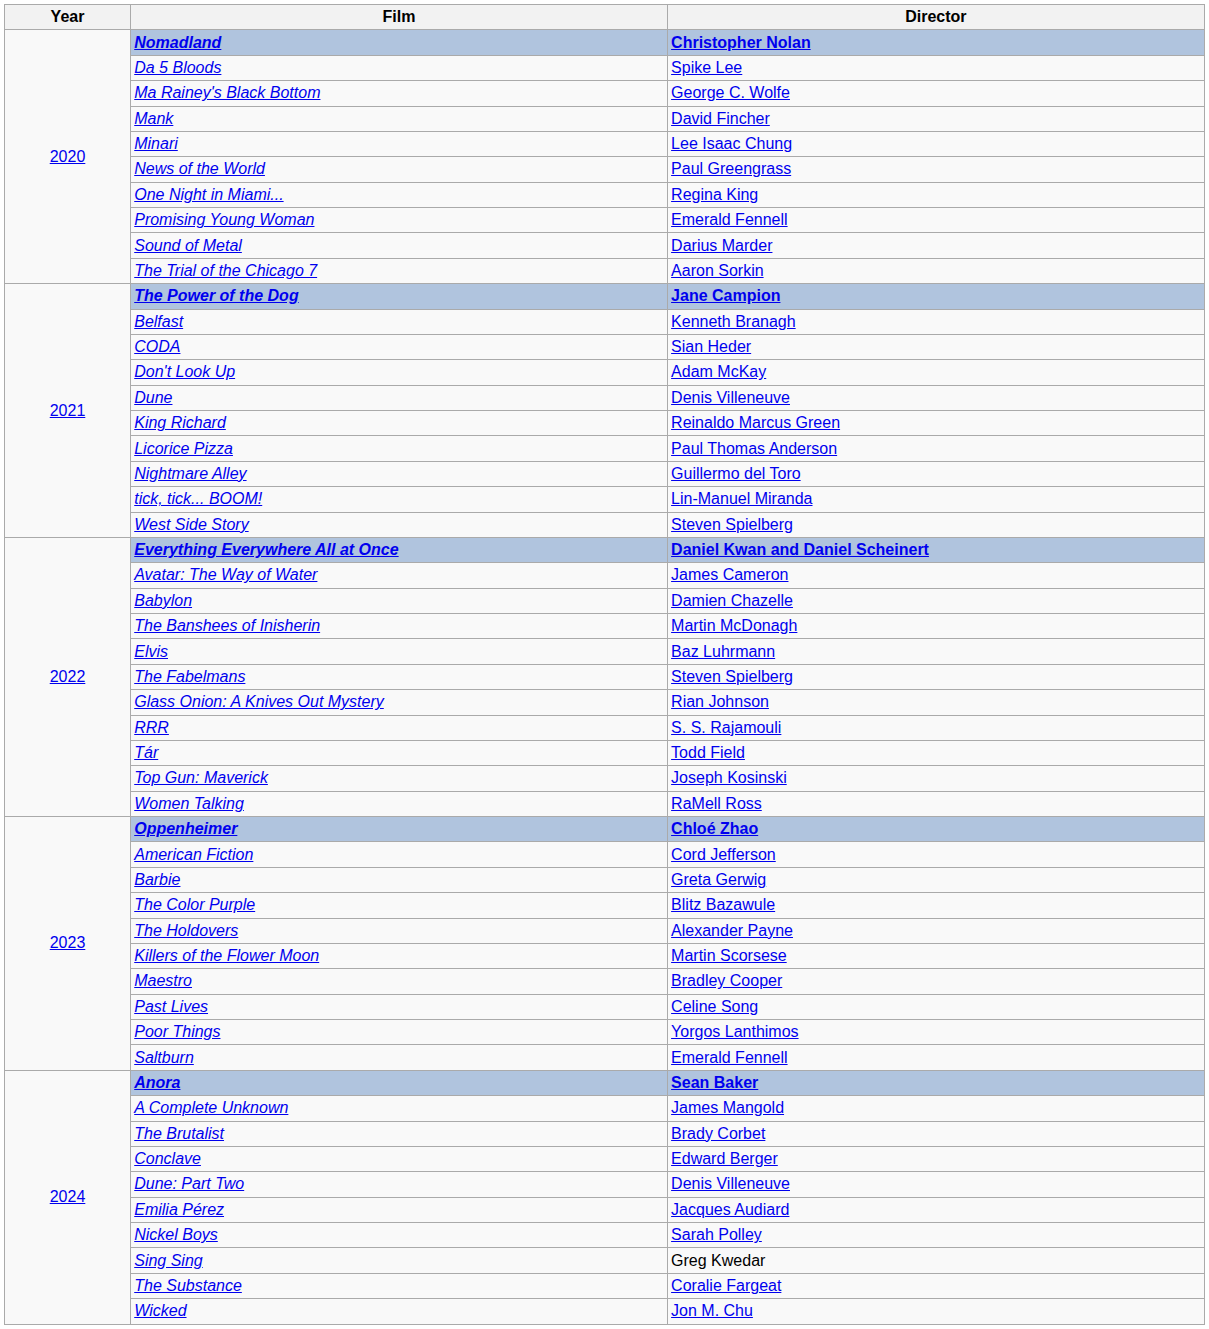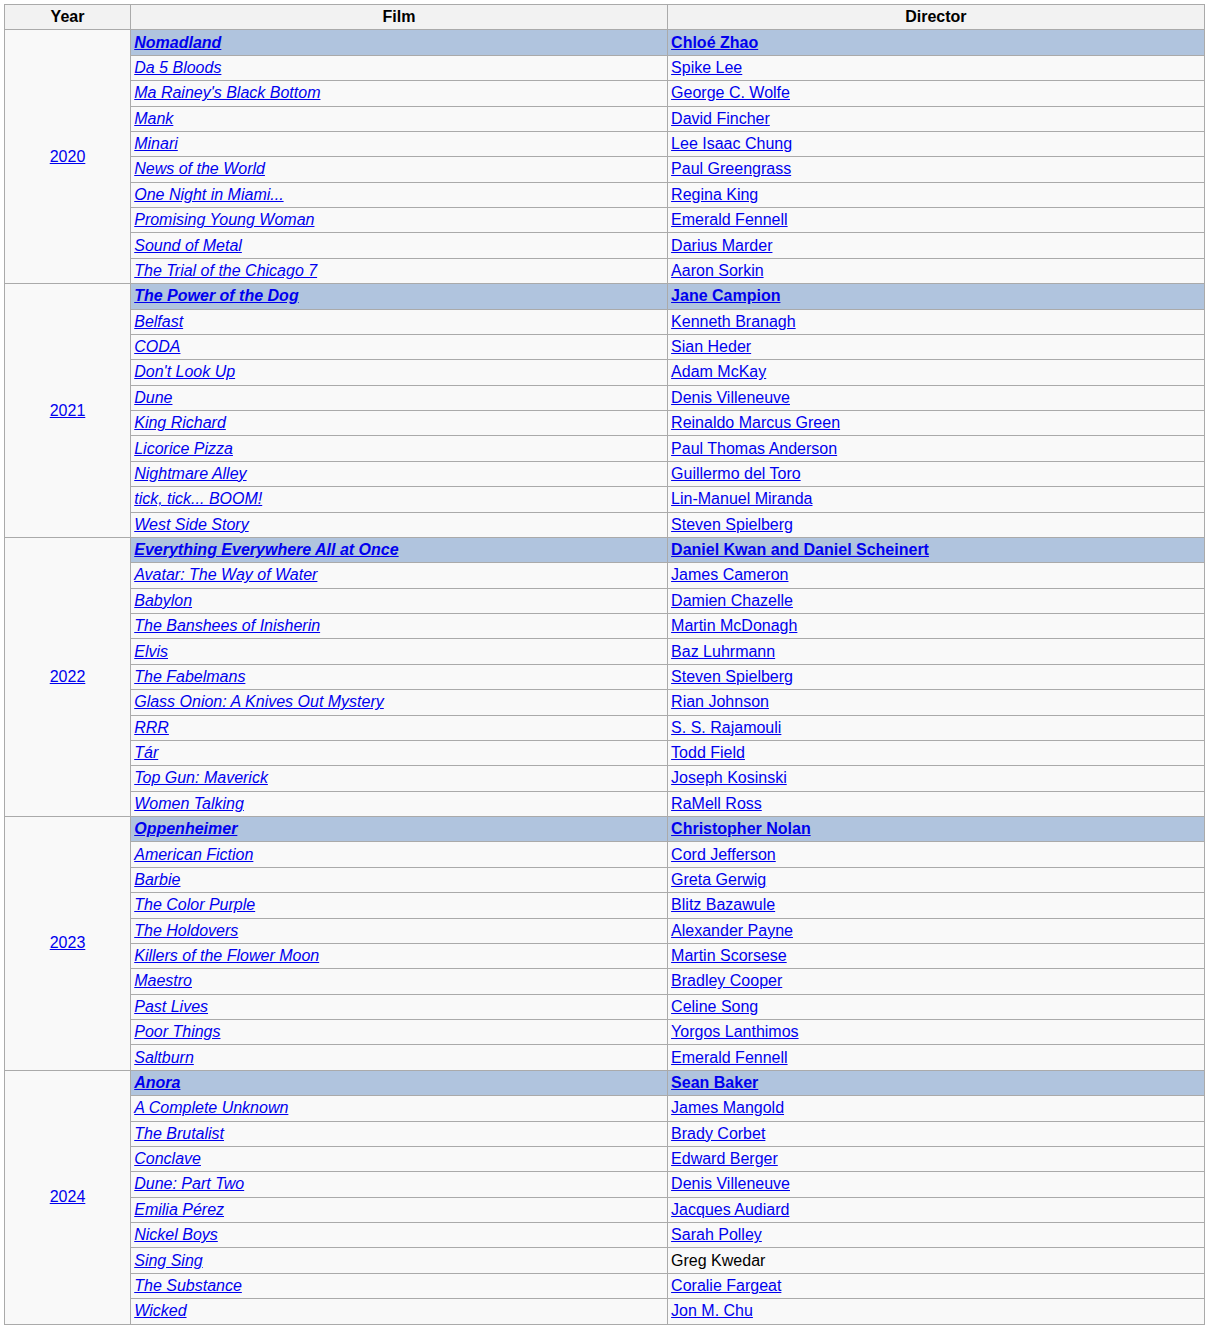(741, 42) Christopher Nolan -> (715, 42) Chloé Zhao
(715, 829) Chloé Zhao -> (741, 829) Christopher Nolan
